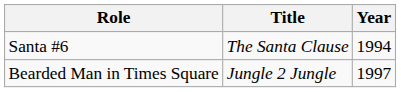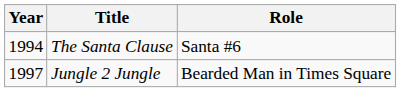columns swapped: (374, 18) <-> (114, 18)
